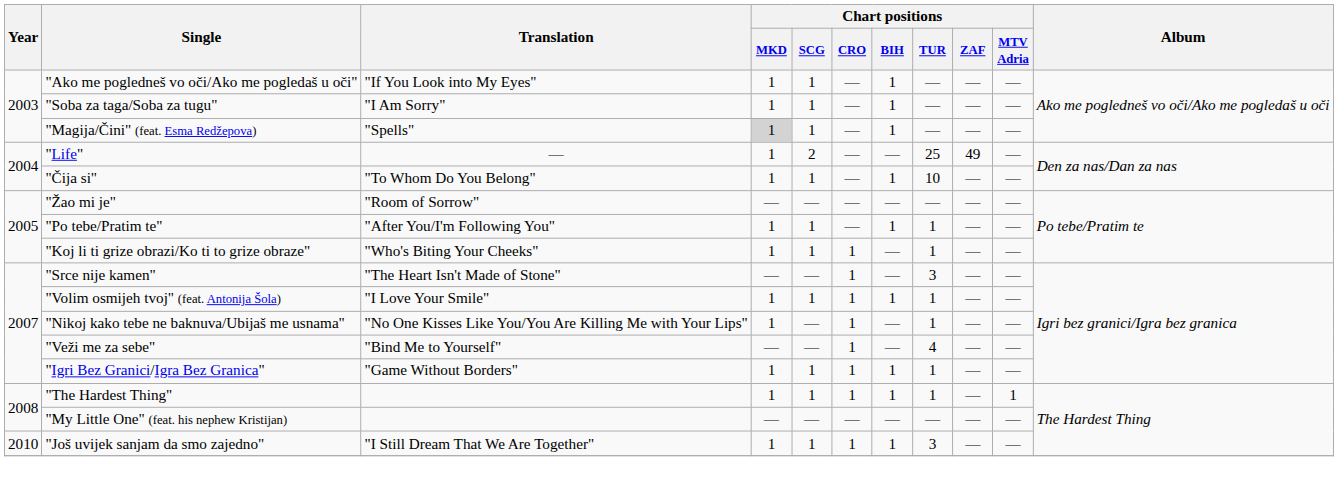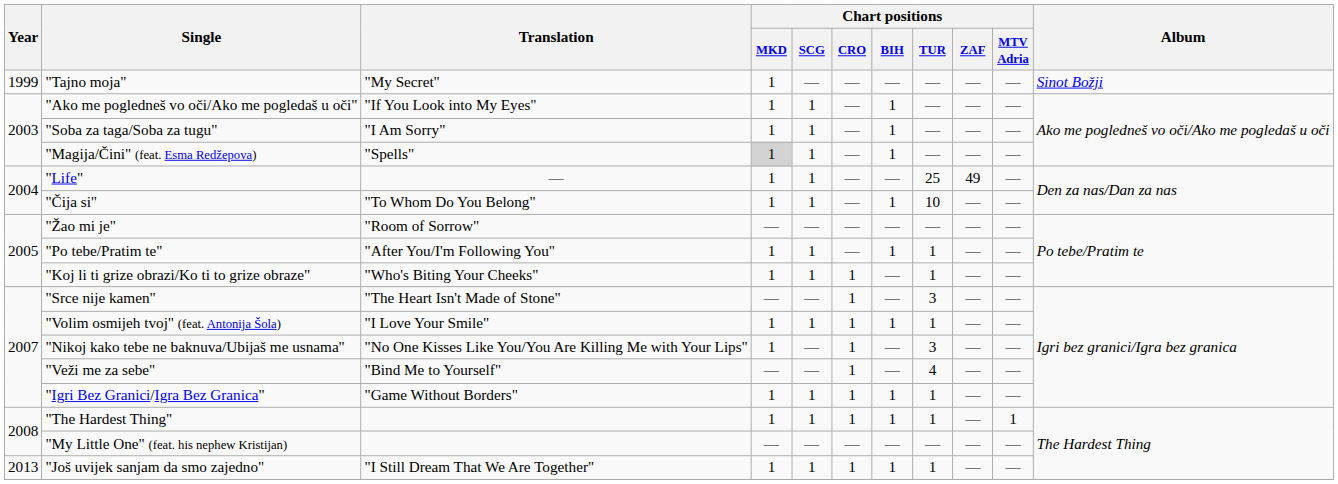+ row: (86, 81)
(812, 154) 2 -> (812, 178) 1
(932, 322) 1 -> (932, 347) 3
(23, 443) 2010 -> (23, 467) 2013
(932, 443) 3 -> (932, 467) 1
